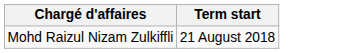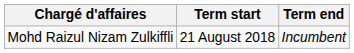+ column: (314, 15)
